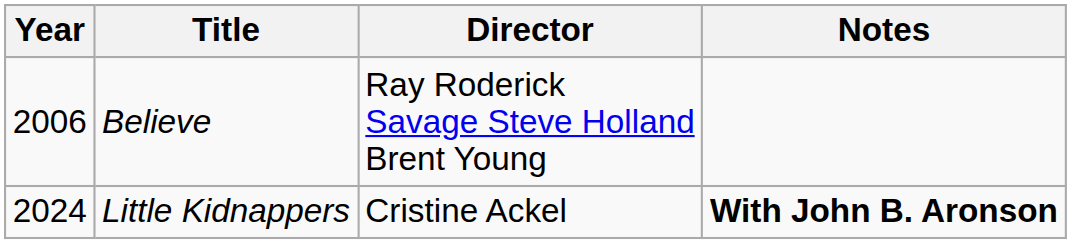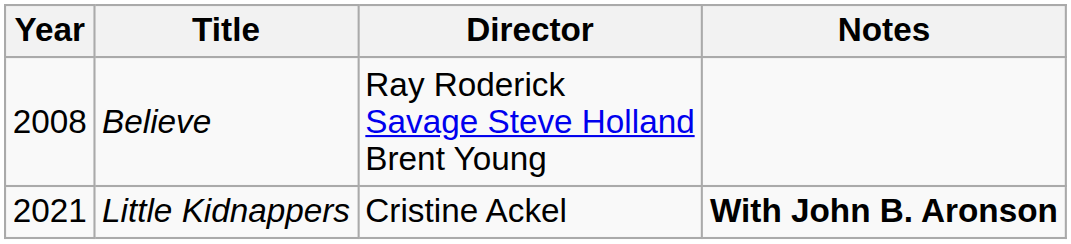(50, 121) 2006 -> (50, 121) 2008
(50, 211) 2024 -> (50, 211) 2021
